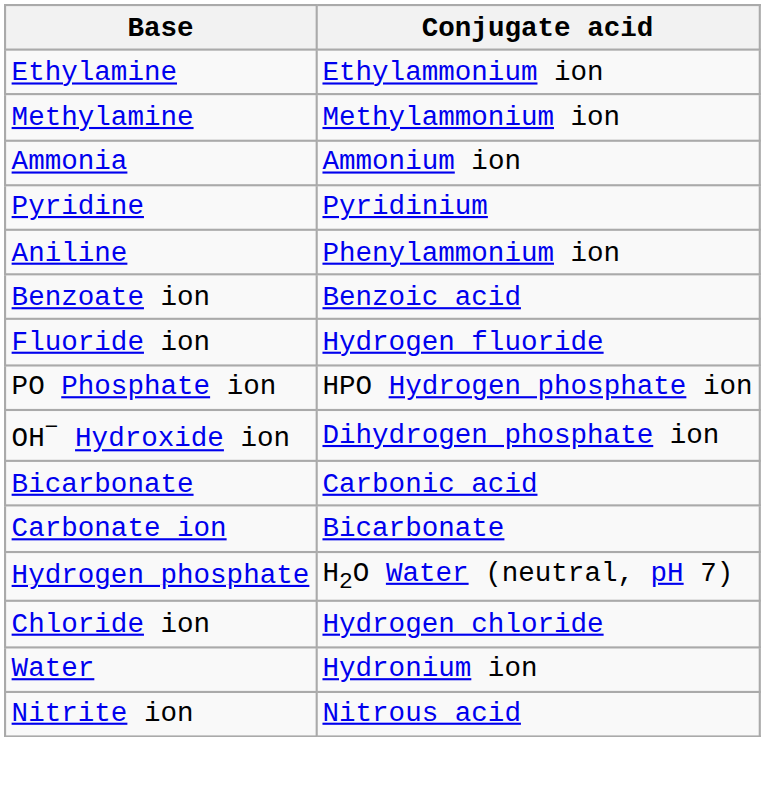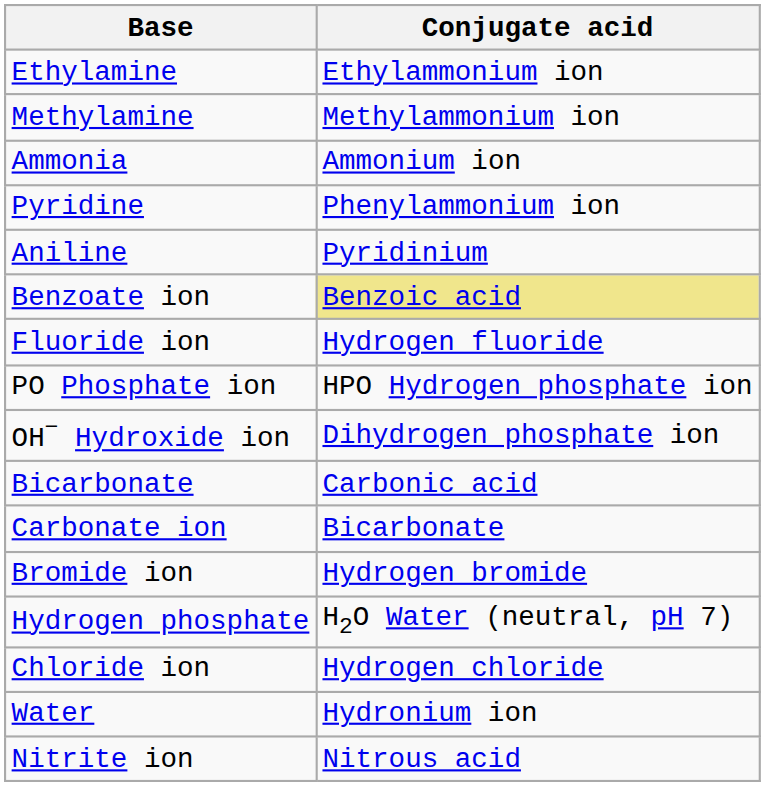(405, 207) Pyridinium -> (471, 207) Phenylammonium ion
(471, 252) Phenylammonium ion -> (405, 252) Pyridinium
(422, 297) no background -> (422, 297) khaki background
+ row: (103, 574)
